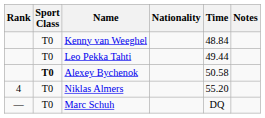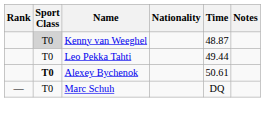(48, 40) no background -> (48, 40) lightgrey background
(217, 40) 48.84 -> (217, 40) 48.87
(217, 72) 50.58 -> (217, 72) 50.61
- row: (94, 89)
